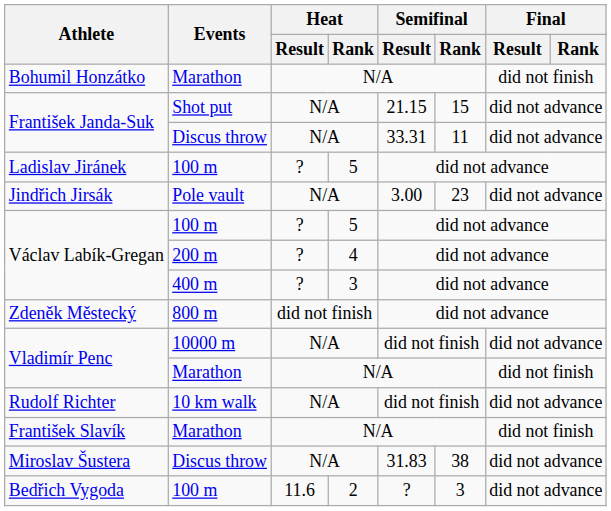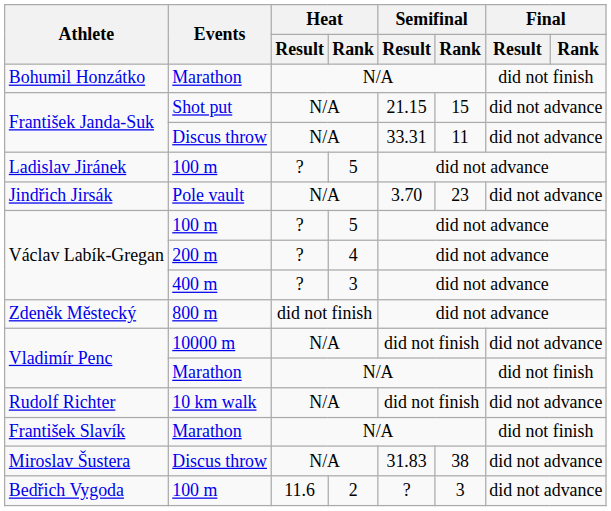(407, 196) 3.00 -> (407, 196) 3.70
